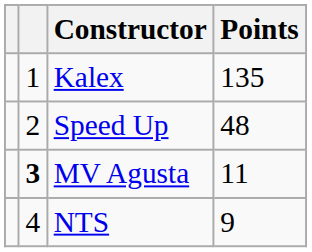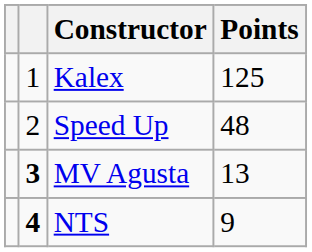(242, 77) 135 -> (242, 77) 125
(234, 173) 11 -> (235, 173) 13
(33, 222) normal -> (33, 222) bold
